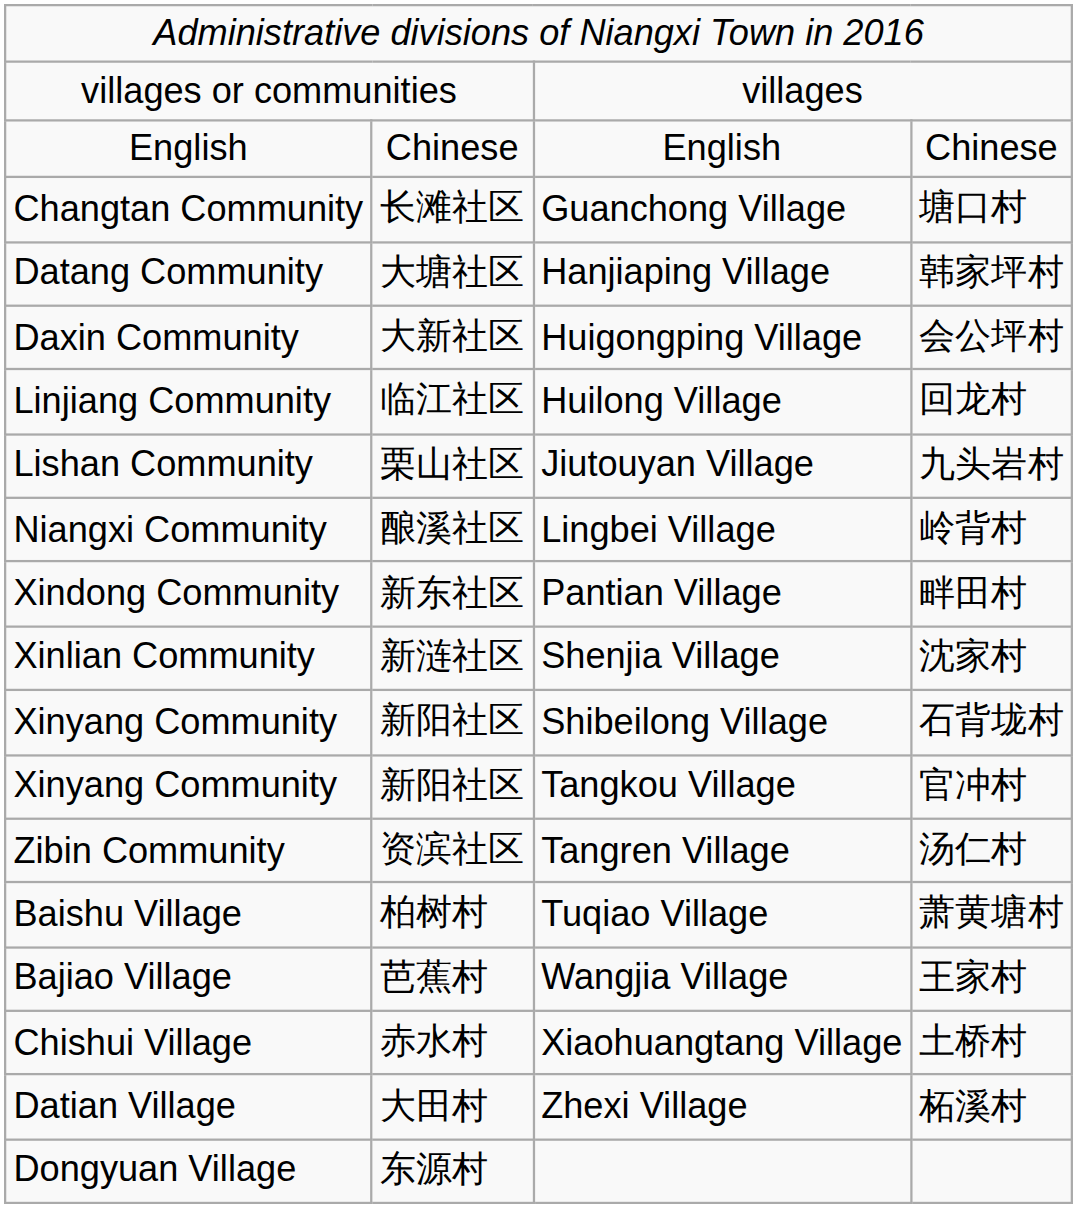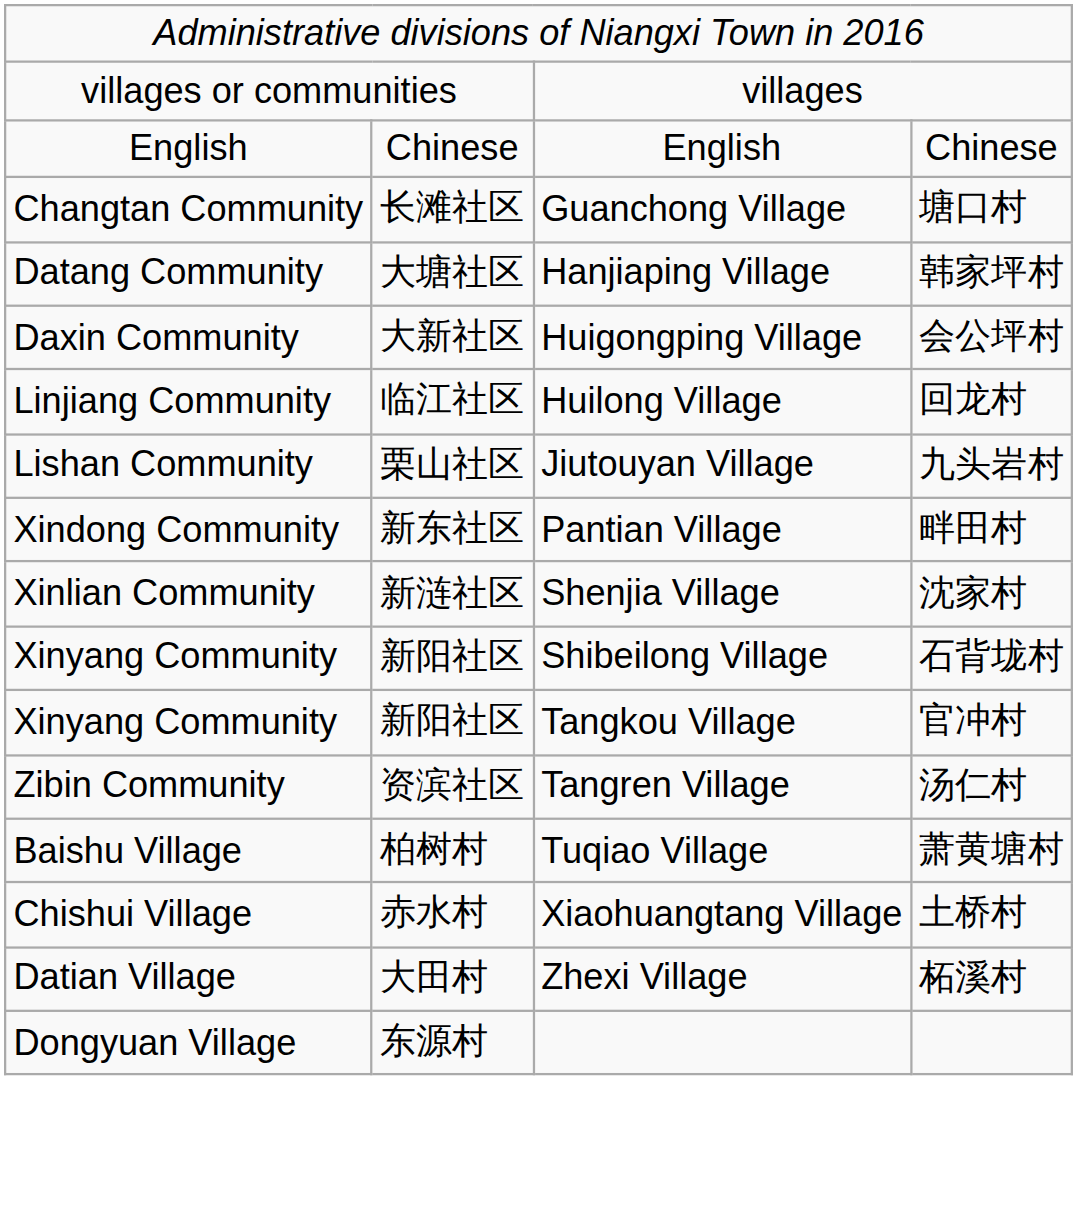- row: (658, 529)
- row: (665, 978)
